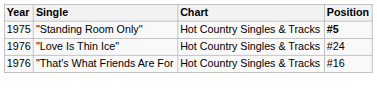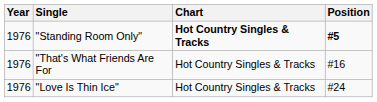(19, 30) 1975 -> (19, 36) 1976
(250, 30) normal -> (232, 36) bold
rows swapped: (105, 64) <-> (77, 47)
